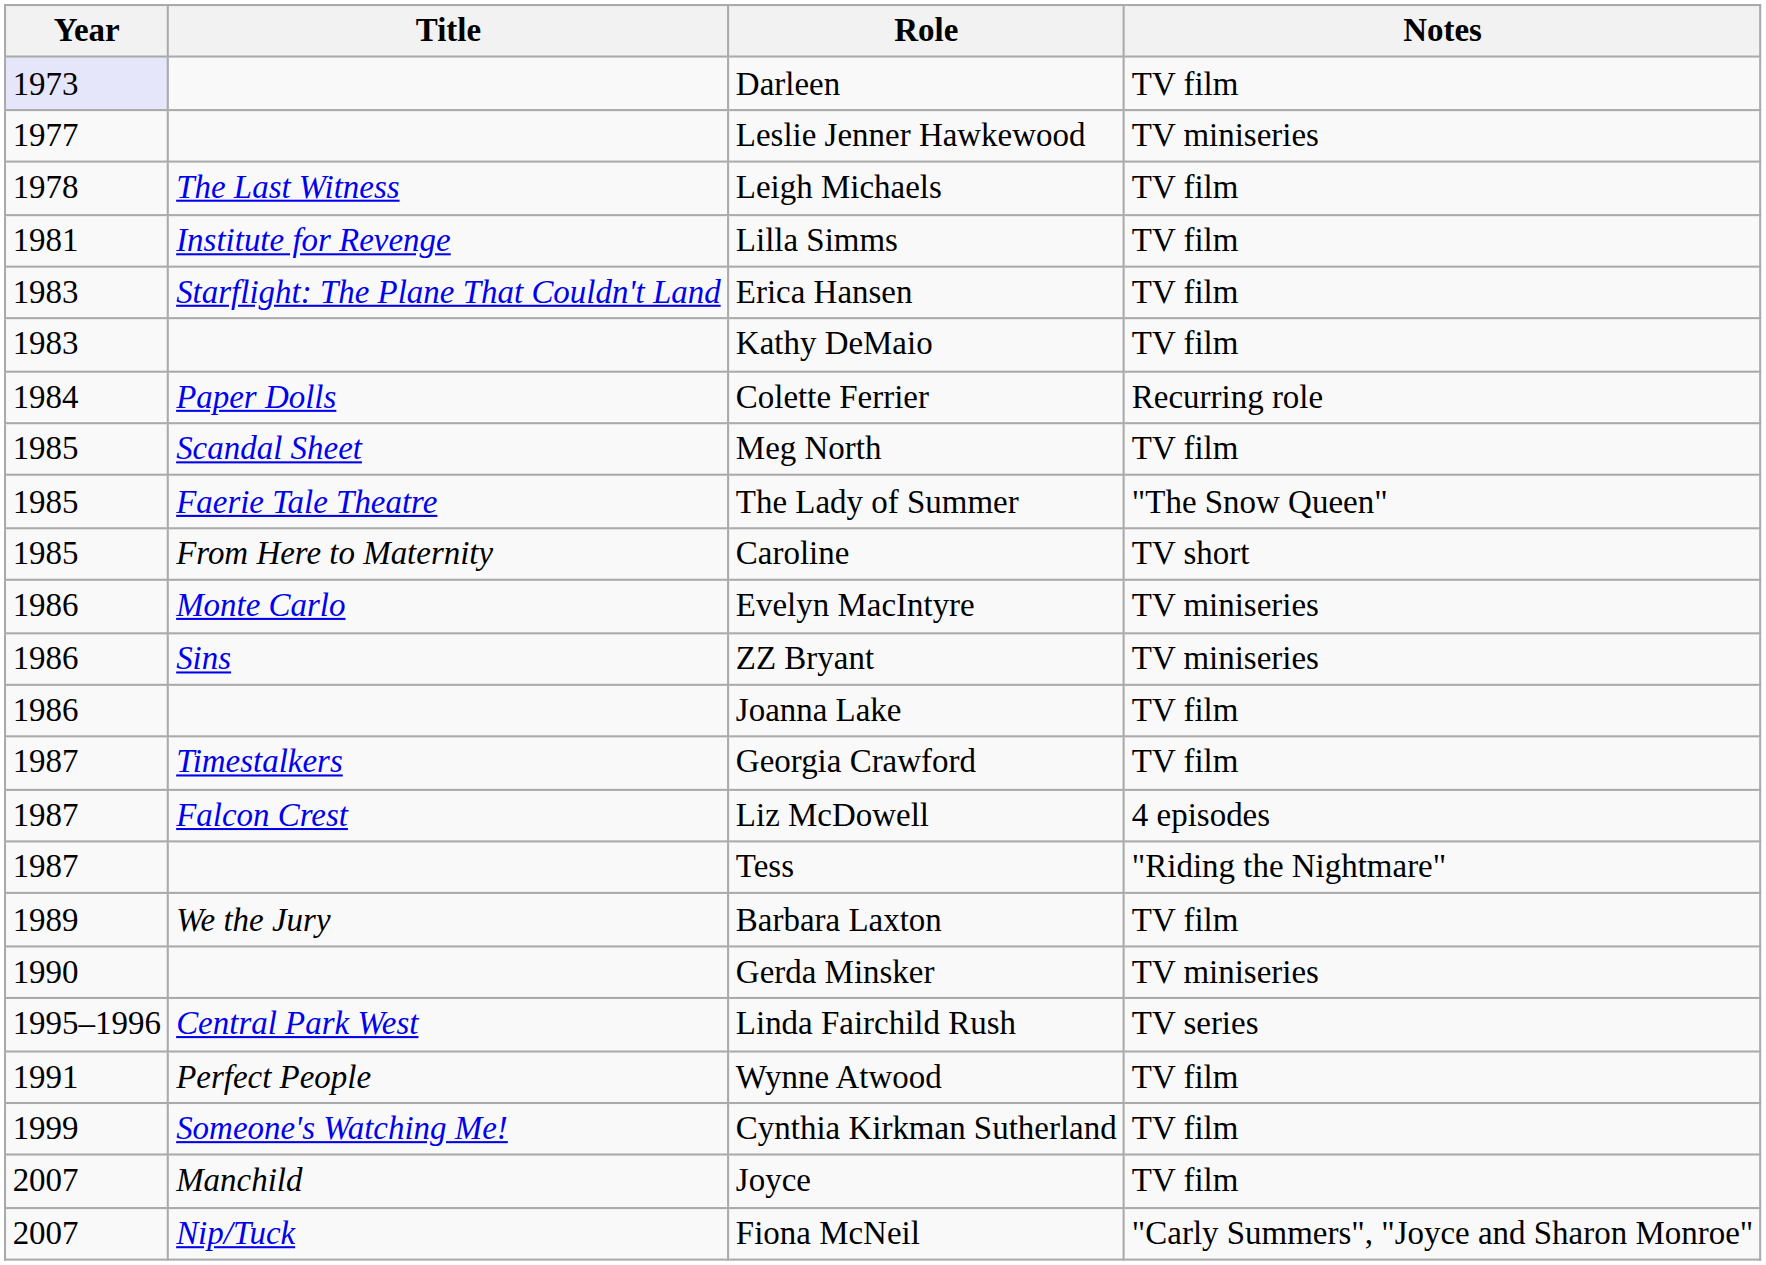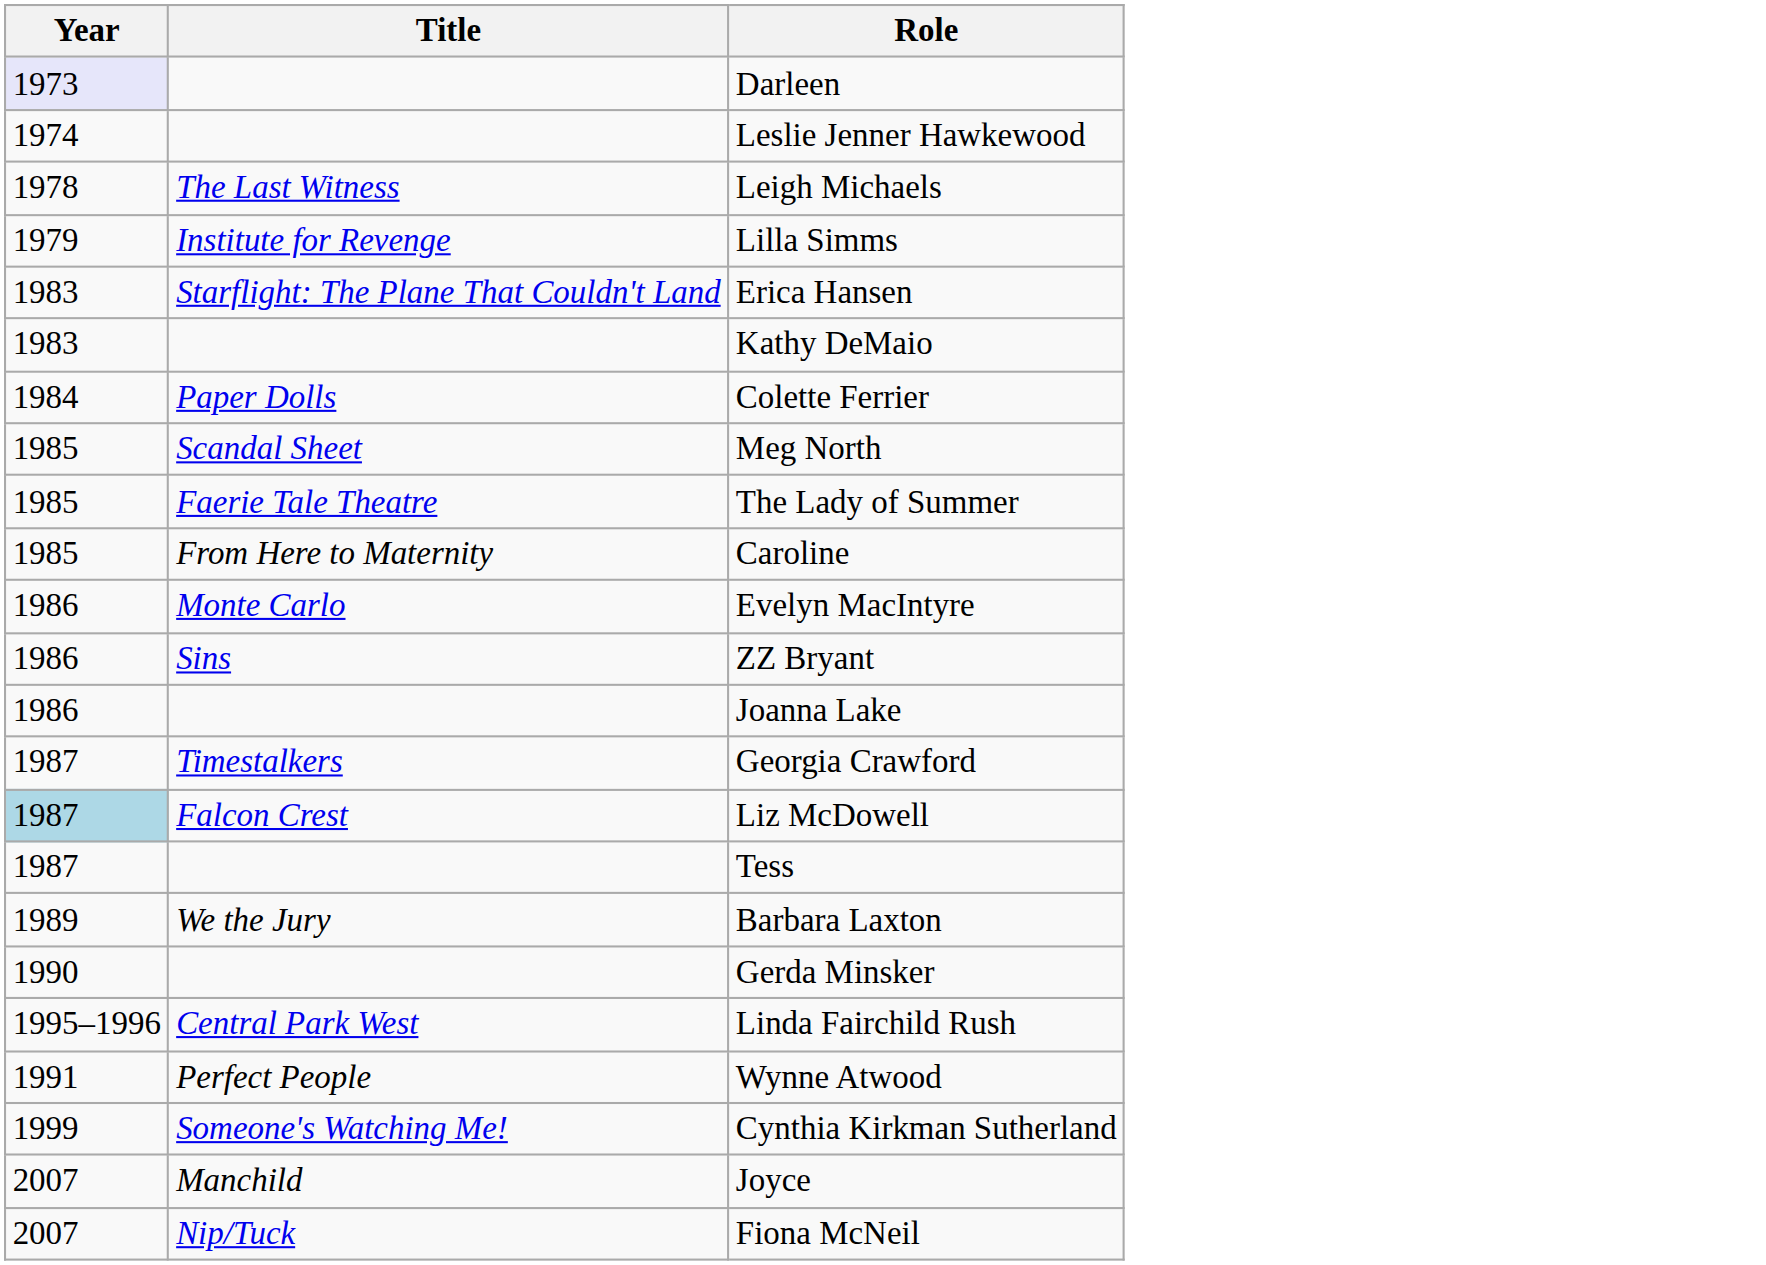- column: (1443, 30)
(46, 135) 1977 -> (46, 135) 1974
(46, 239) 1981 -> (46, 239) 1979
(46, 814) no background -> (46, 814) lightblue background
